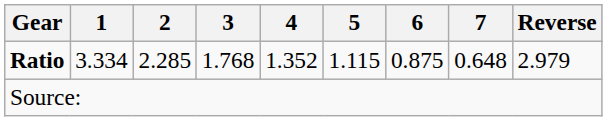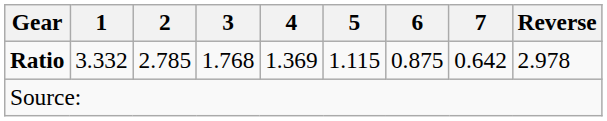(101, 60) 3.334 -> (101, 60) 3.332
(165, 60) 2.285 -> (165, 60) 2.785
(291, 60) 1.352 -> (291, 60) 1.369
(481, 60) 0.648 -> (481, 60) 0.642
(544, 60) 2.979 -> (544, 60) 2.978
